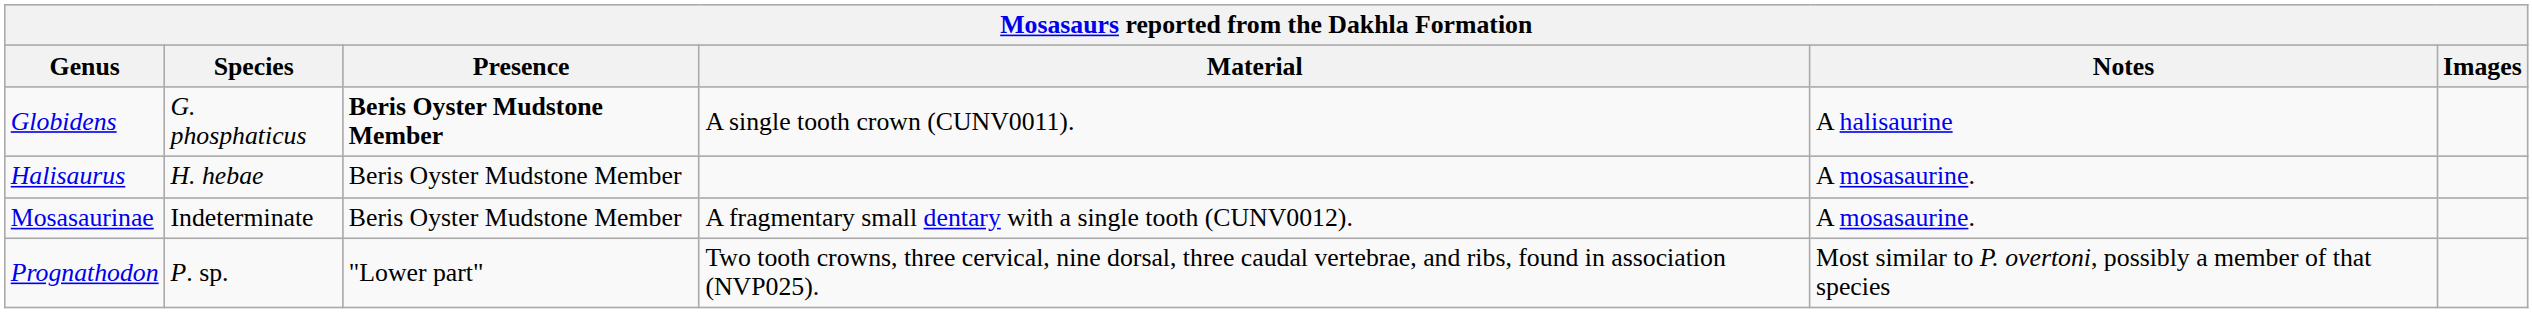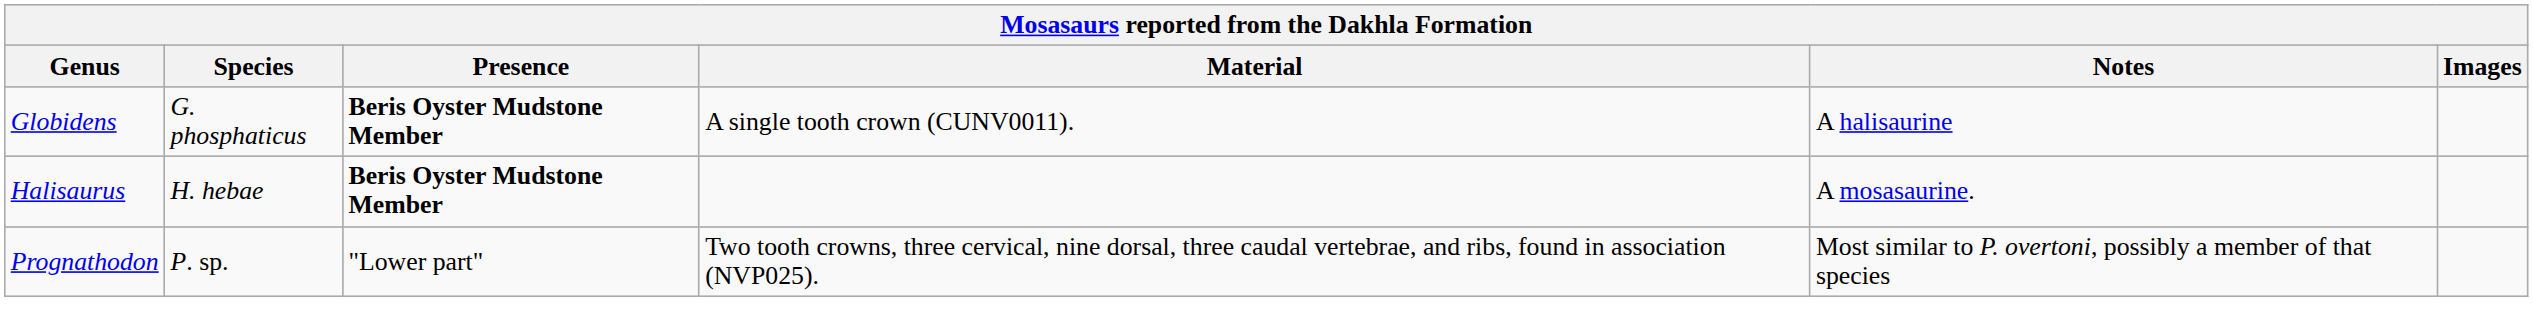(515, 176) normal -> (476, 190) bold
- row: (82, 217)
